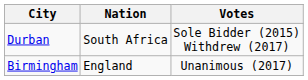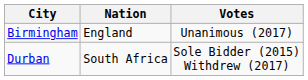rows swapped: (42, 66) <-> (28, 40)
